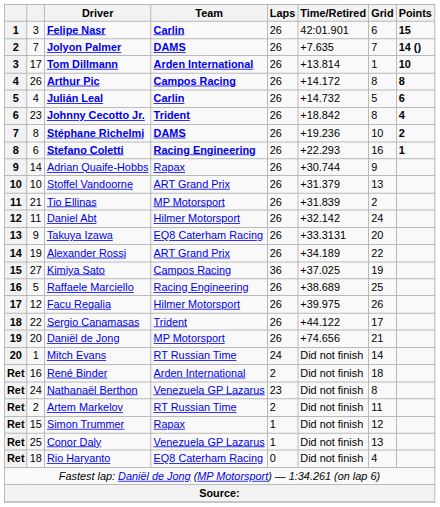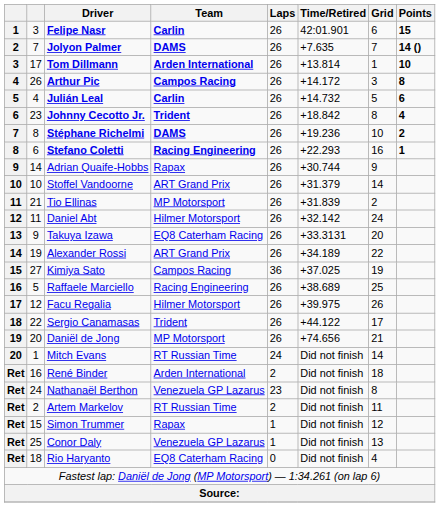(374, 81) 8 -> (374, 81) 3
(377, 184) 13 -> (377, 184) 14
